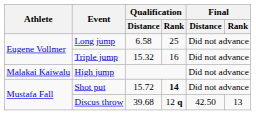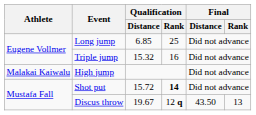(144, 42) 6.58 -> (144, 42) 6.85
(144, 102) 39.68 -> (144, 102) 19.67
(206, 102) 42.50 -> (206, 102) 43.50
